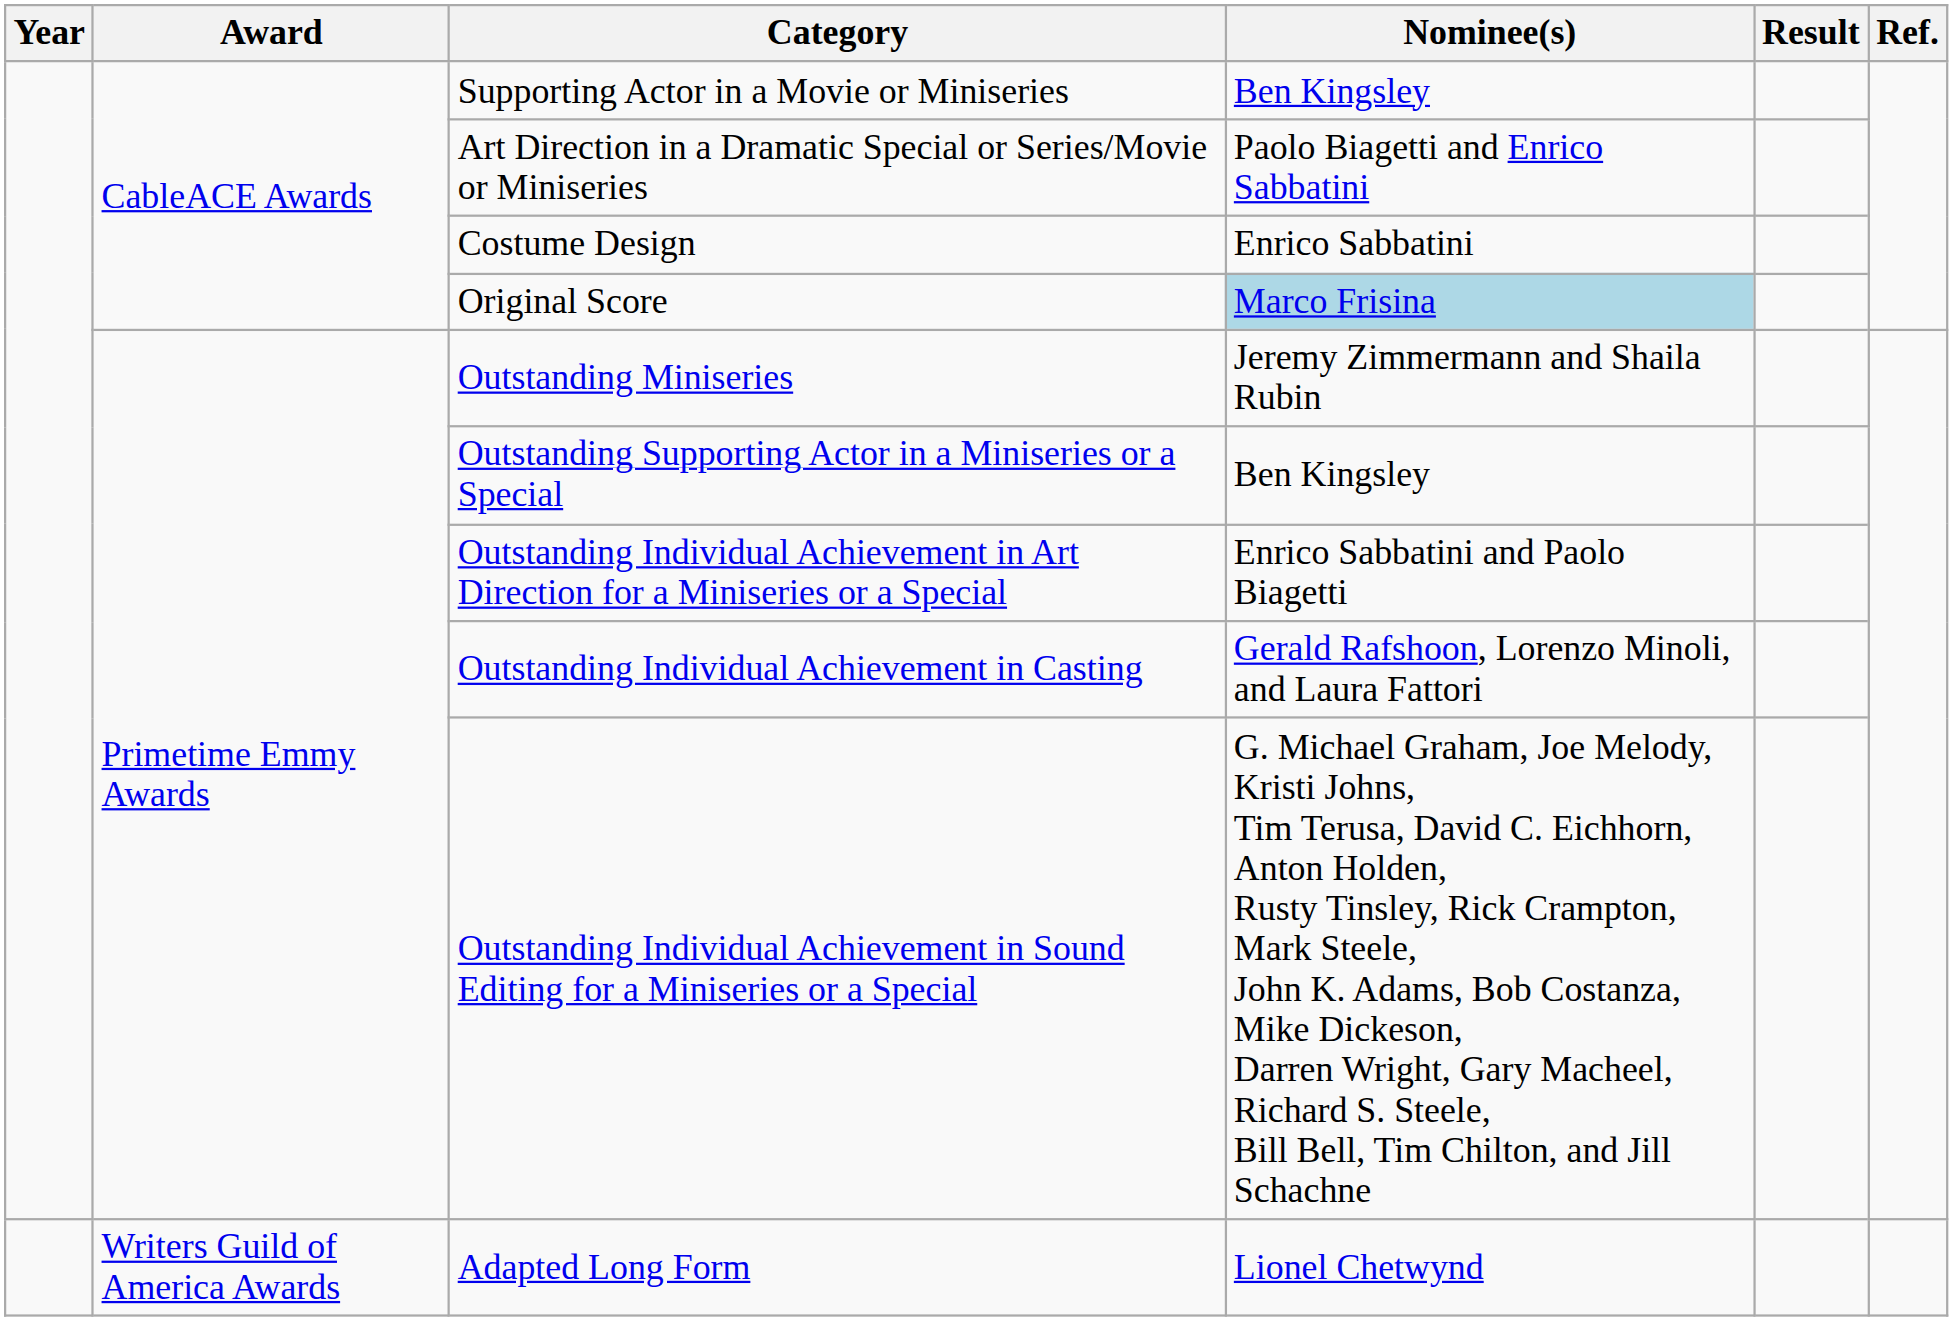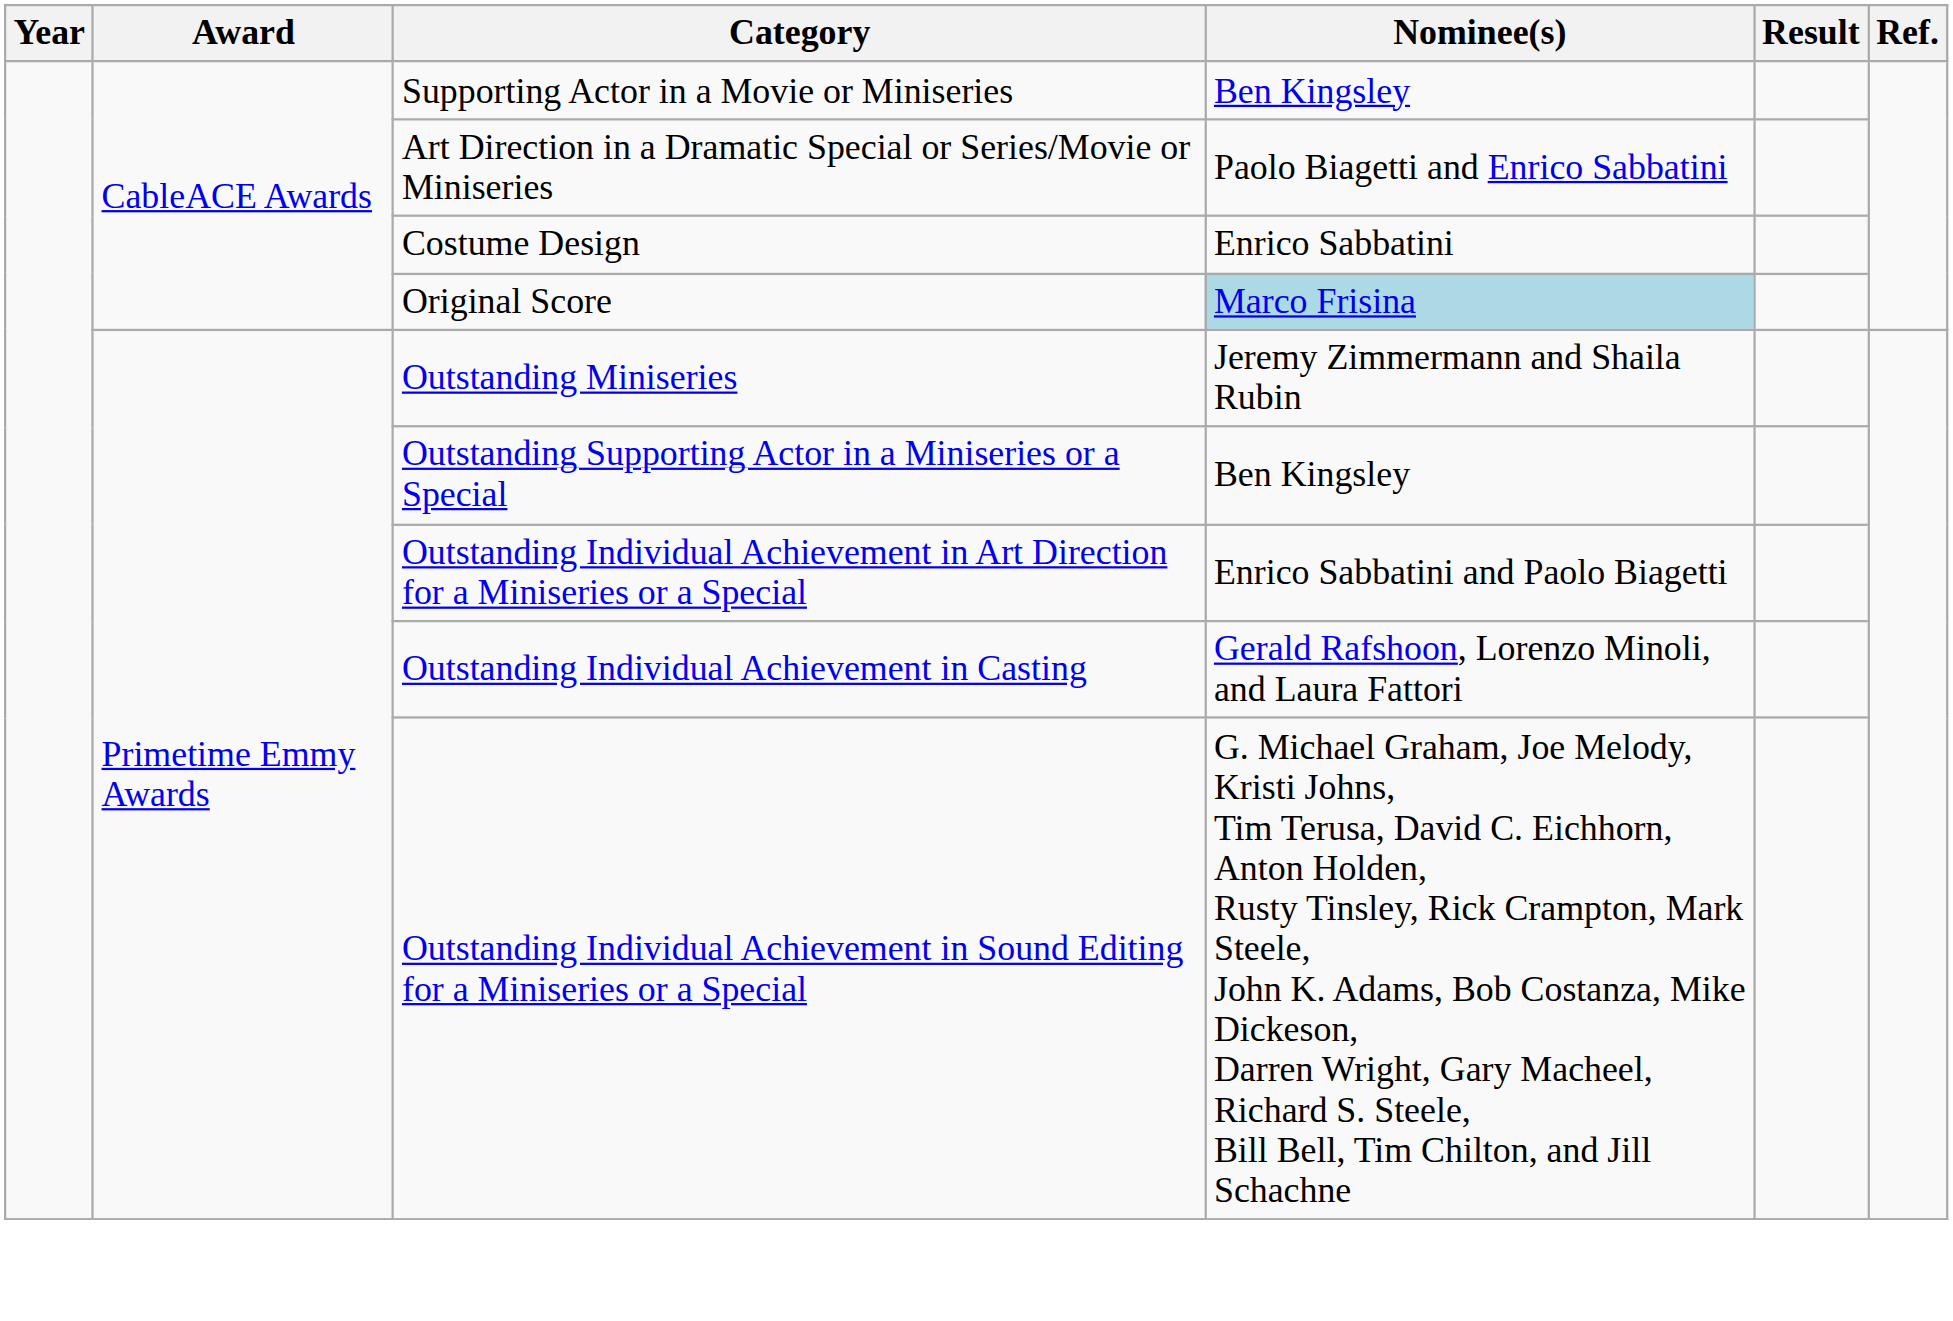- row: (604, 1266)
